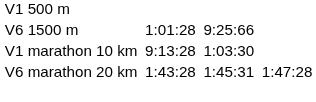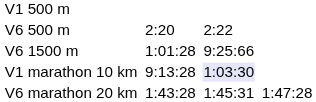+ row: (37, 30)
(229, 51) no background -> (229, 72) lavender background
